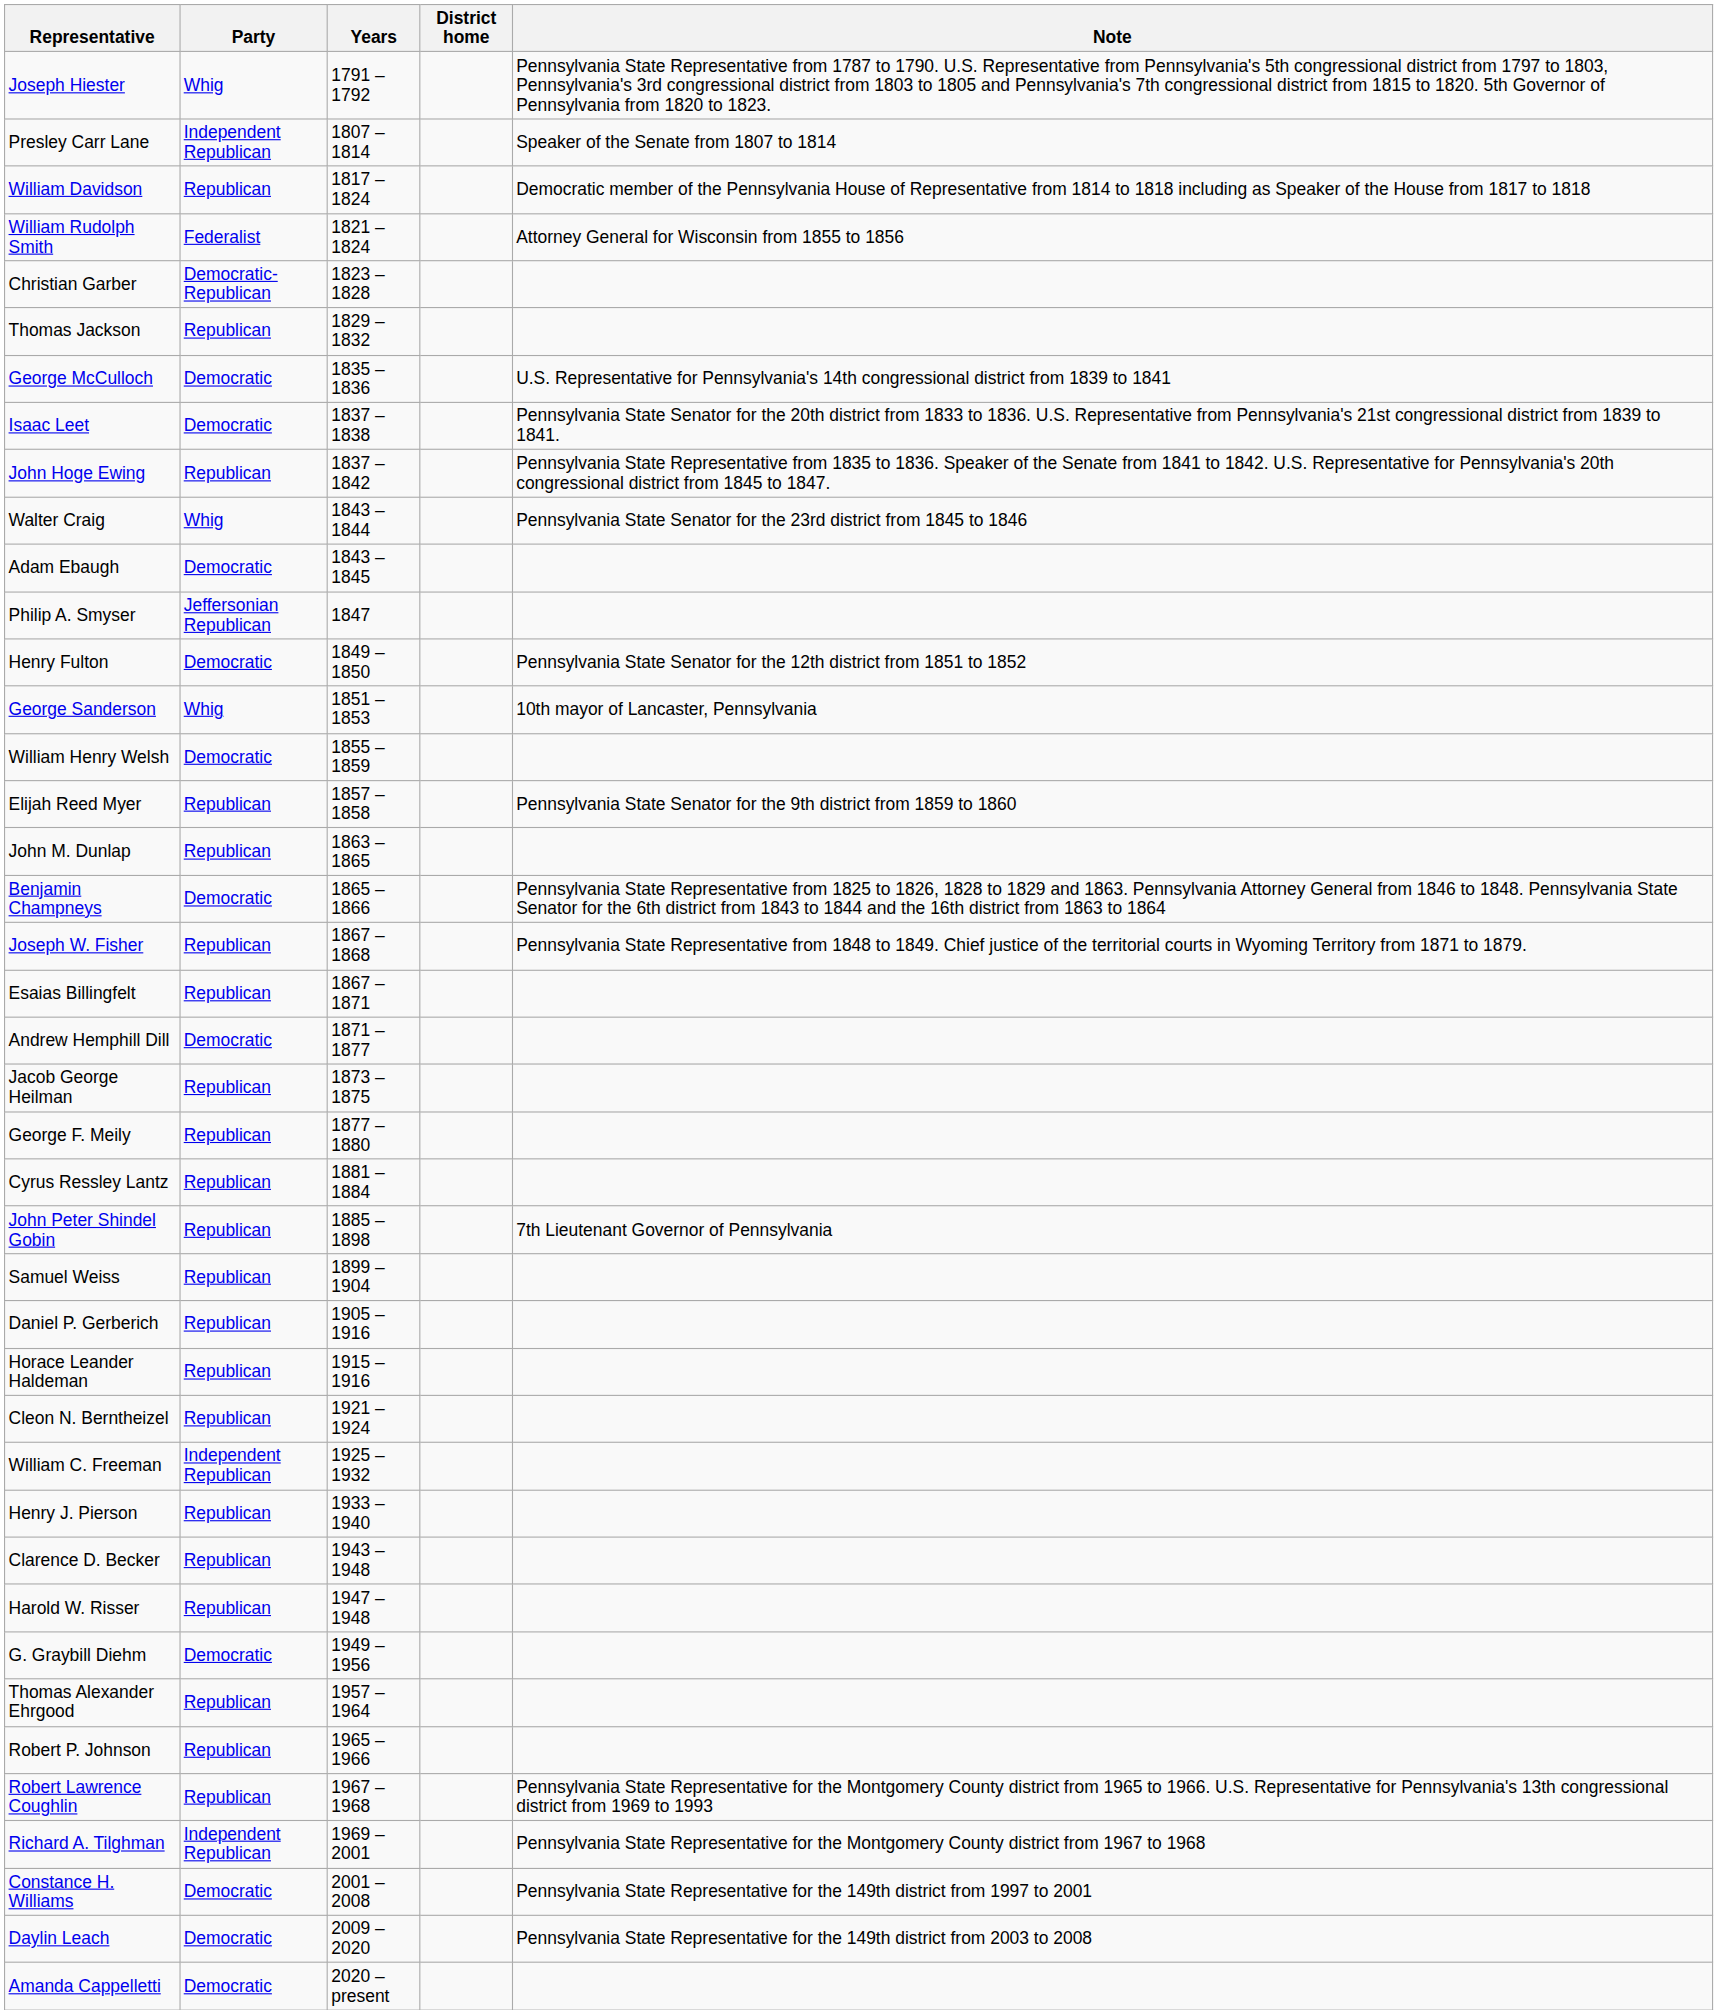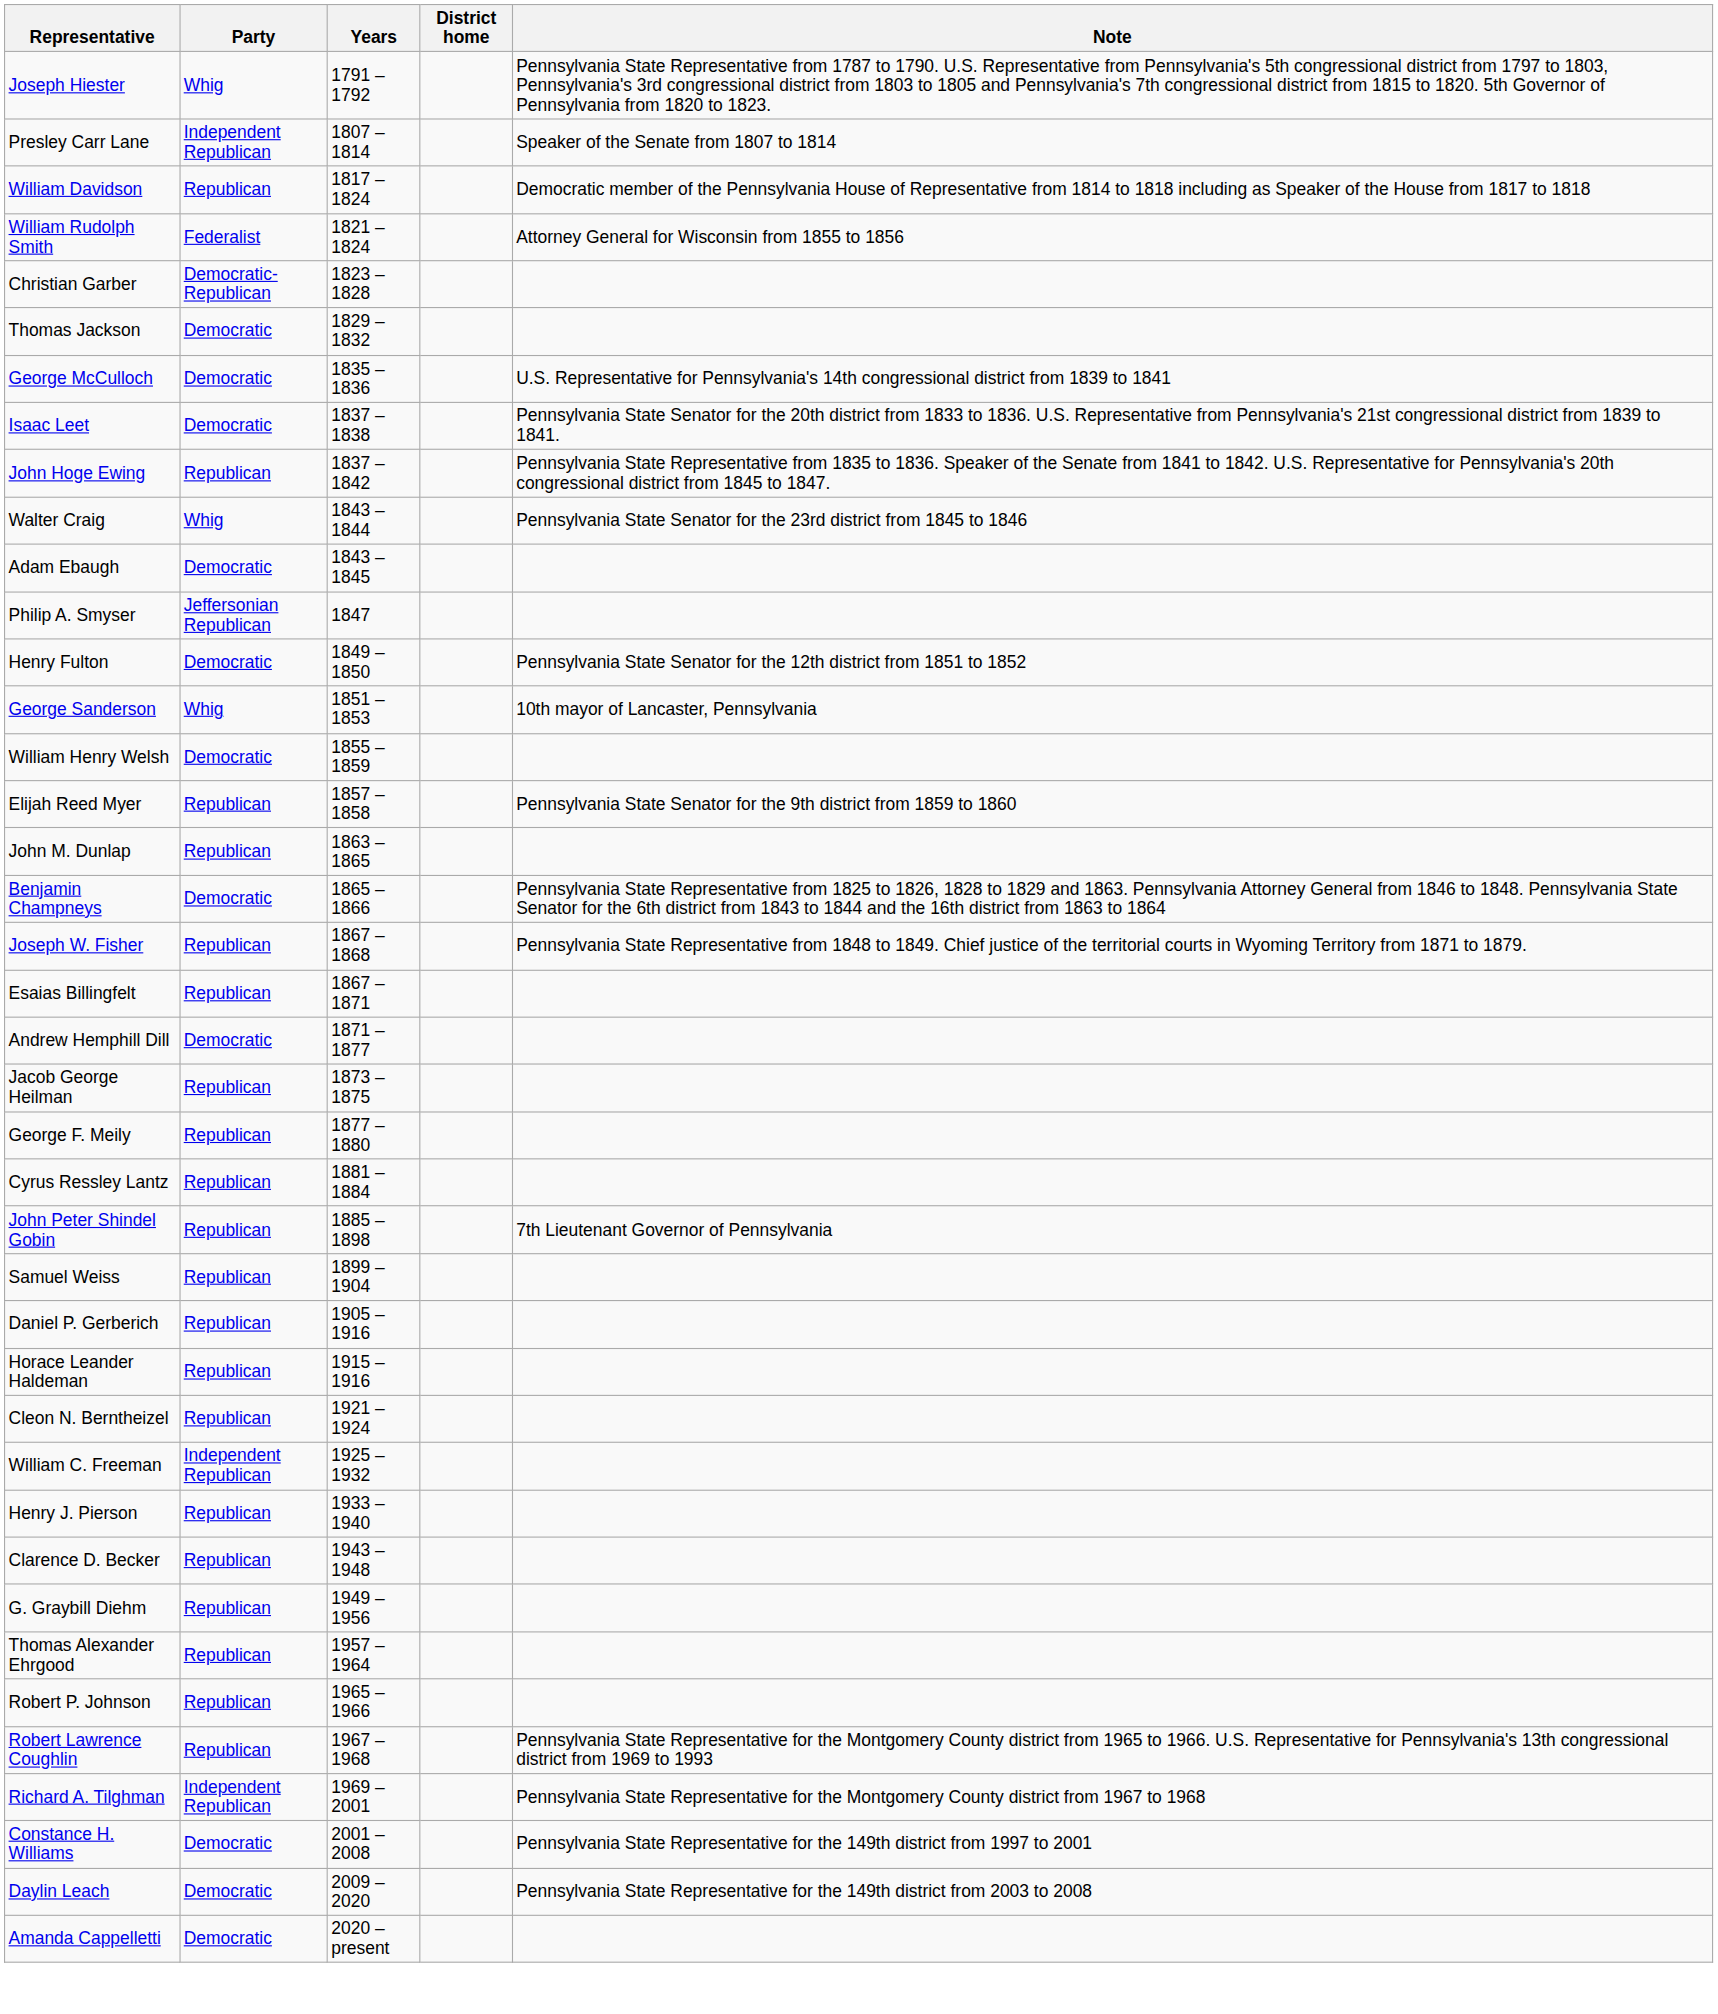(227, 331) Republican -> (228, 331) Democratic
- row: (74, 1607)
(228, 1655) Democratic -> (227, 1607) Republican
